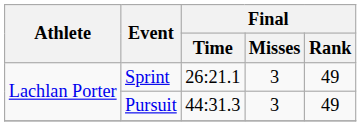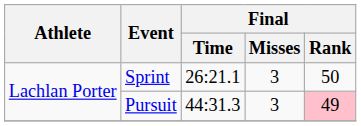(330, 76) 49 -> (330, 76) 50
(330, 105) no background -> (330, 105) pink background
